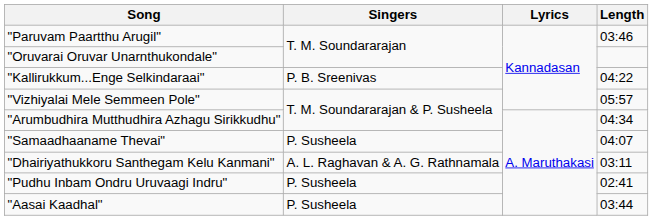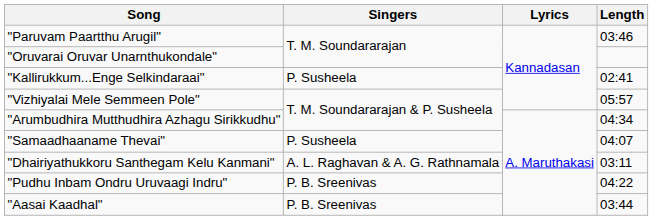(331, 78) P. B. Sreenivas -> (322, 78) P. Susheela
(617, 78) 04:22 -> (617, 78) 02:41
(322, 183) P. Susheela -> (331, 183) P. B. Sreenivas
(617, 183) 02:41 -> (617, 183) 04:22
(322, 204) P. Susheela -> (331, 204) P. B. Sreenivas
